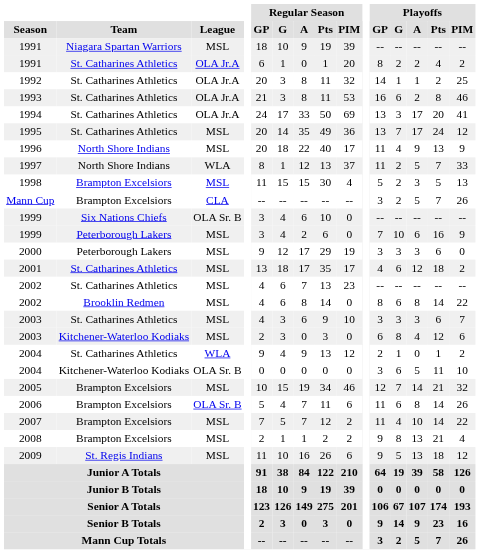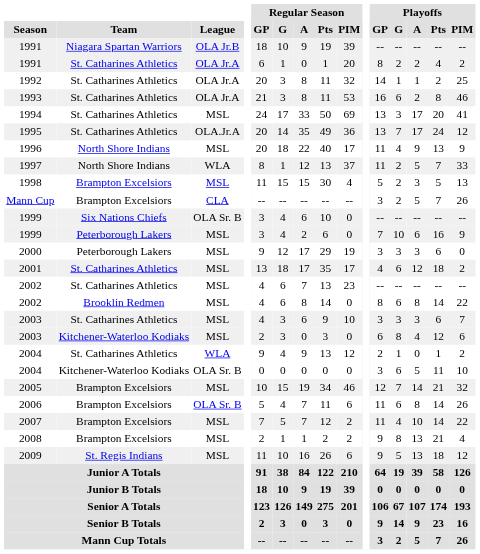(217, 46) MSL -> (217, 46) OLA Jr.B
(217, 114) OLA Jr.A -> (217, 114) MSL
(217, 131) MSL -> (217, 131) OLA.Jr.A
